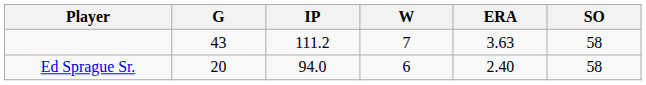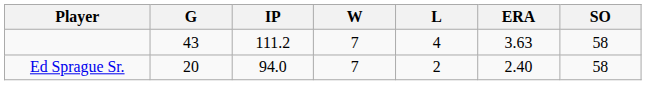+ column: (437, 17)
(406, 67) 6 -> (355, 67) 7
